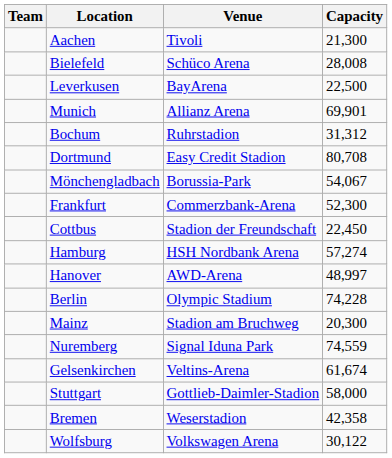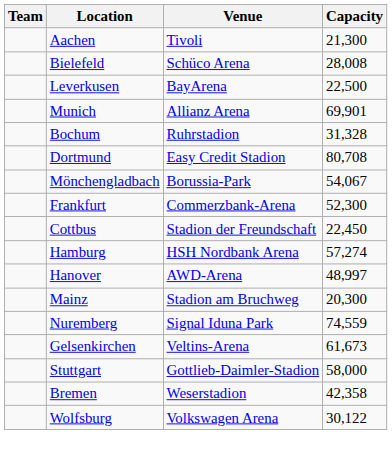(346, 134) 31,312 -> (346, 134) 31,328
- row: (68, 299)
(346, 370) 61,674 -> (346, 346) 61,673
